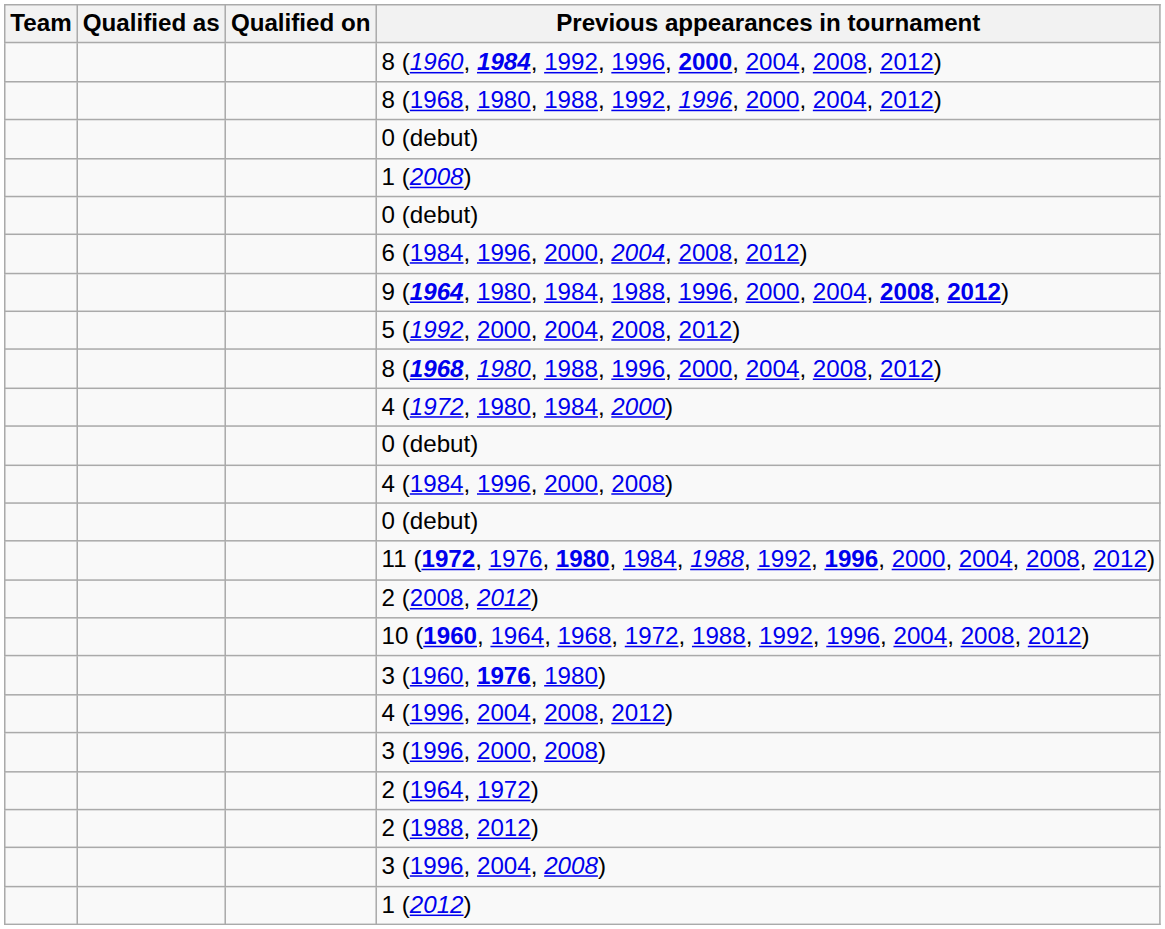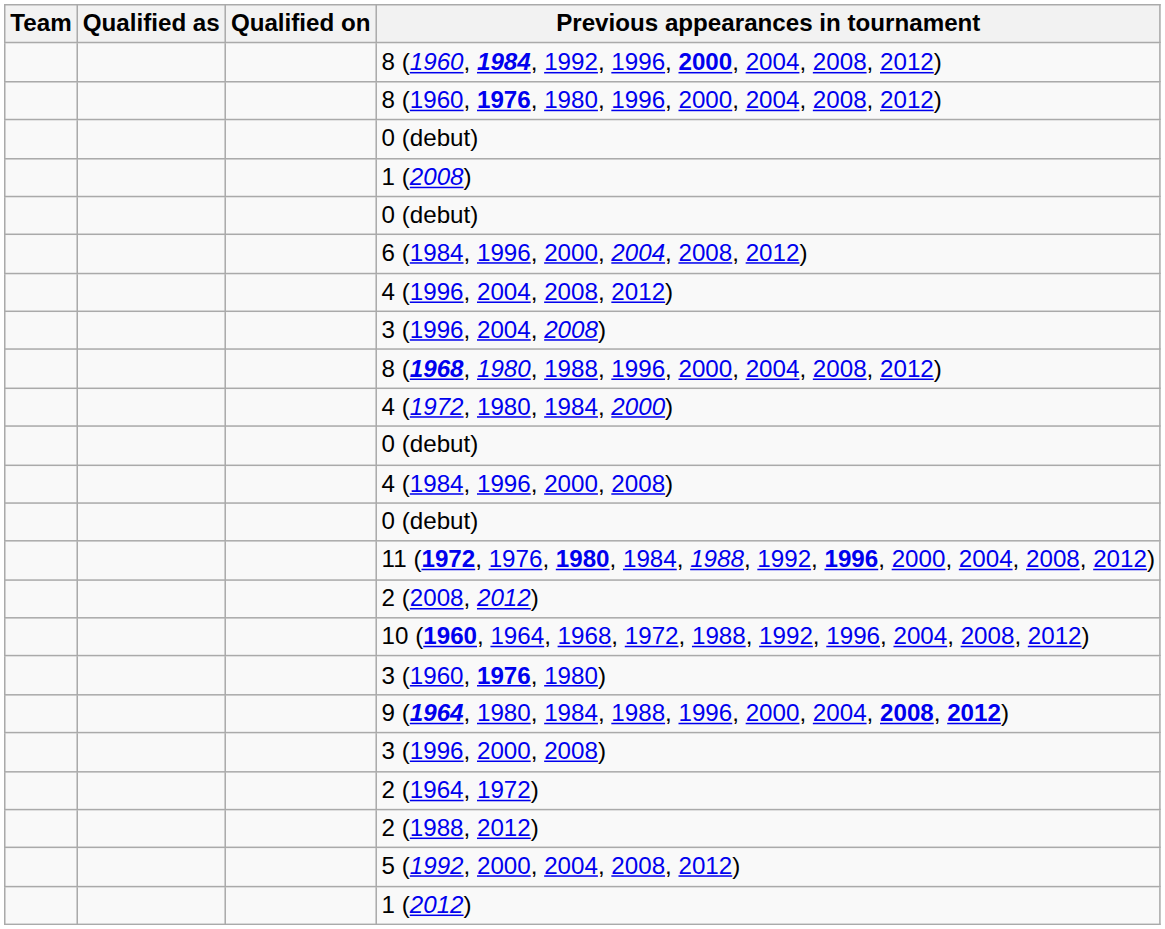- row: (41, 101)
+ row: (41, 101)
rows swapped: (41, 292) <-> (41, 714)
rows swapped: (41, 867) <-> (41, 330)
